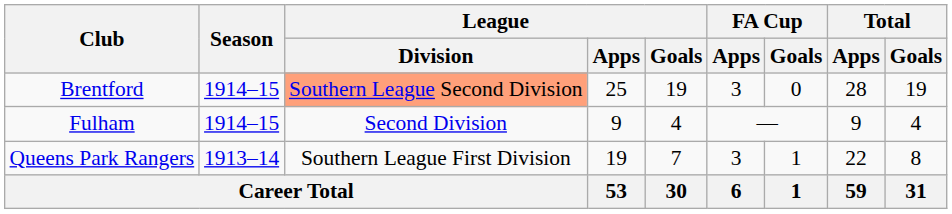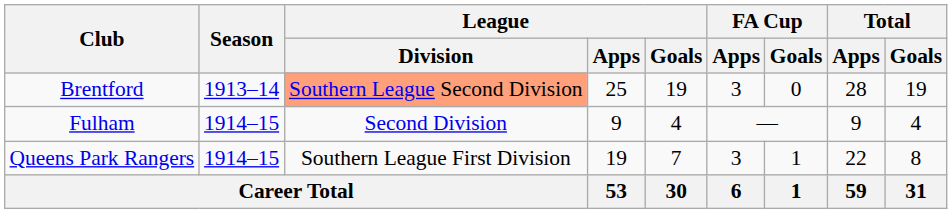(242, 89) 1914–15 -> (242, 89) 1913–14
(242, 157) 1913–14 -> (242, 157) 1914–15
